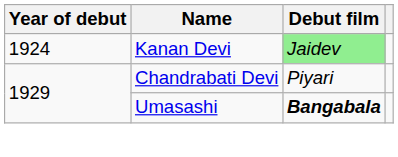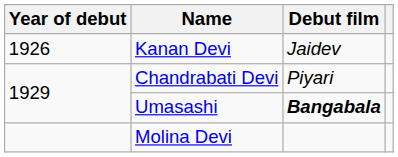(30, 48) 1924 -> (30, 48) 1926
(314, 48) lightgreen background -> (314, 48) no background
+ row: (183, 136)
